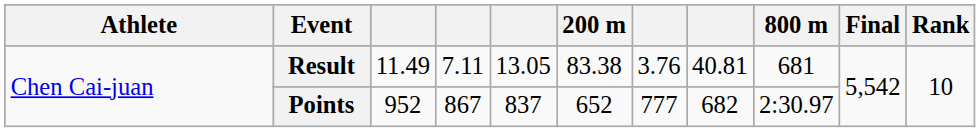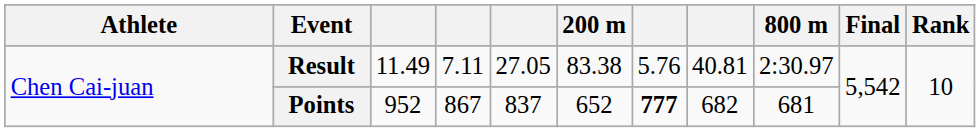(523, 65) 13.05 -> (523, 65) 27.05
(659, 65) 3.76 -> (659, 65) 5.76
(796, 65) 681 -> (796, 65) 2:30.97
(659, 106) normal -> (659, 106) bold
(796, 106) 2:30.97 -> (796, 106) 681
